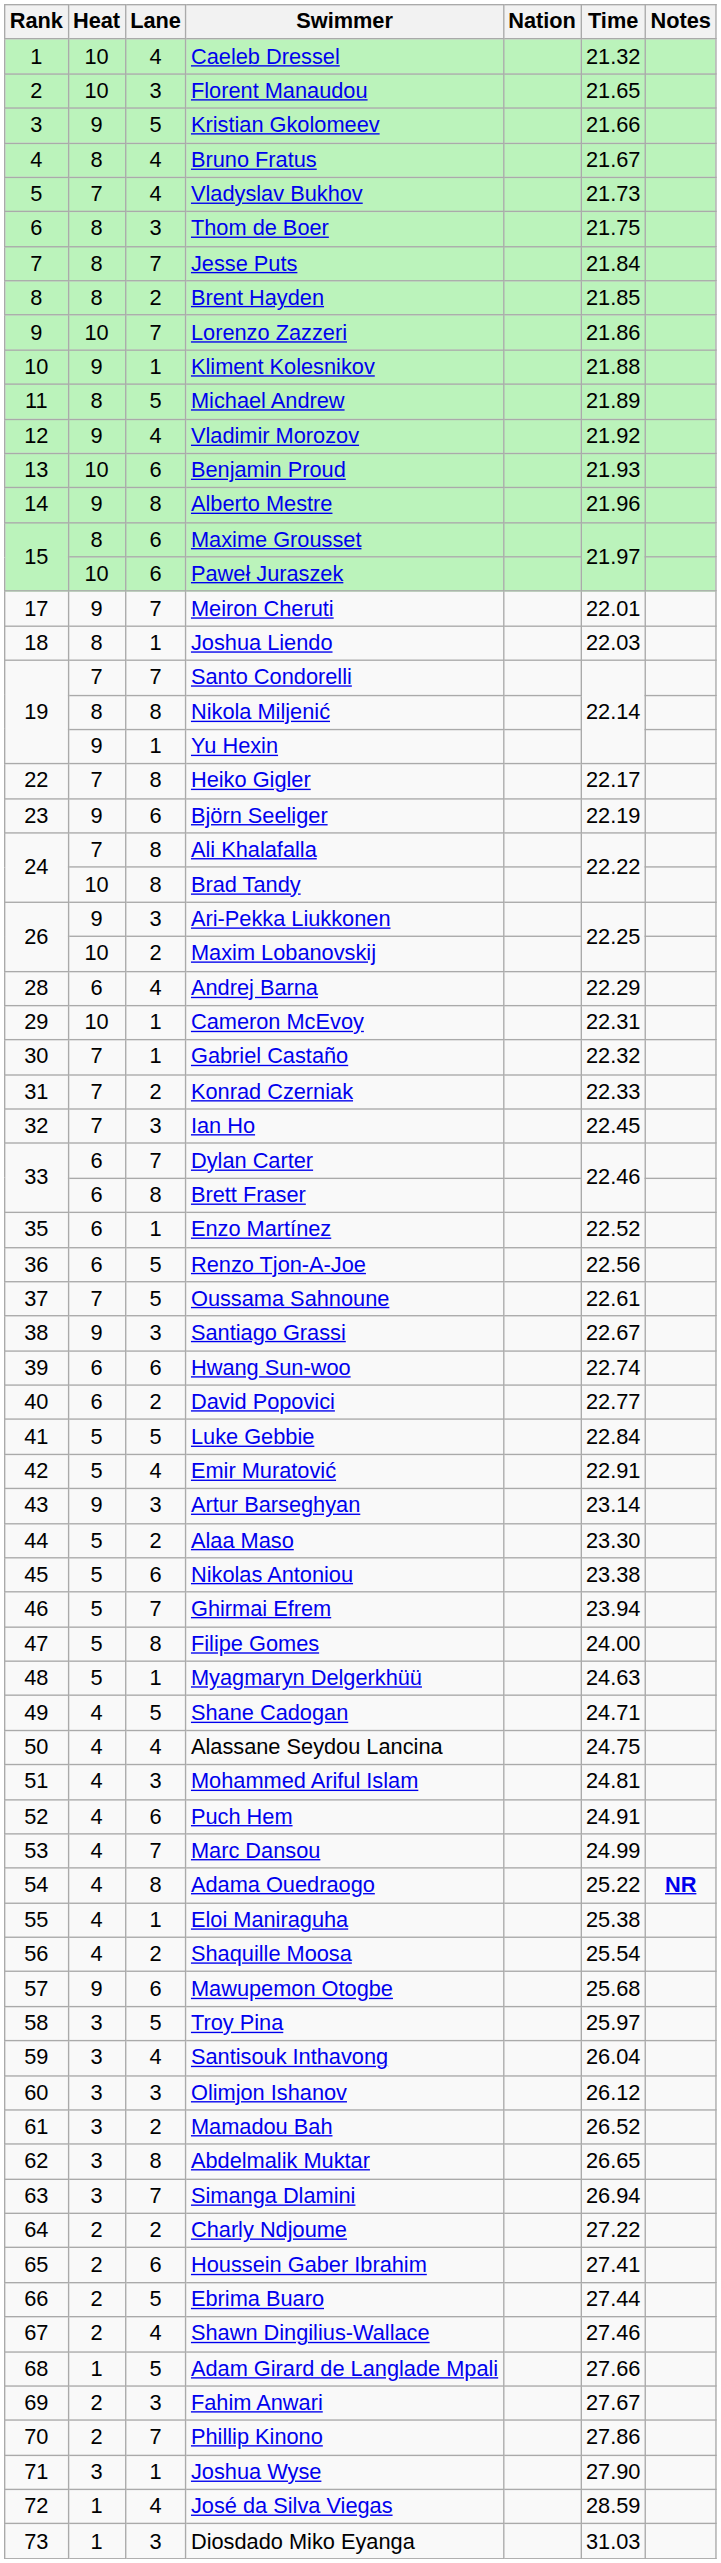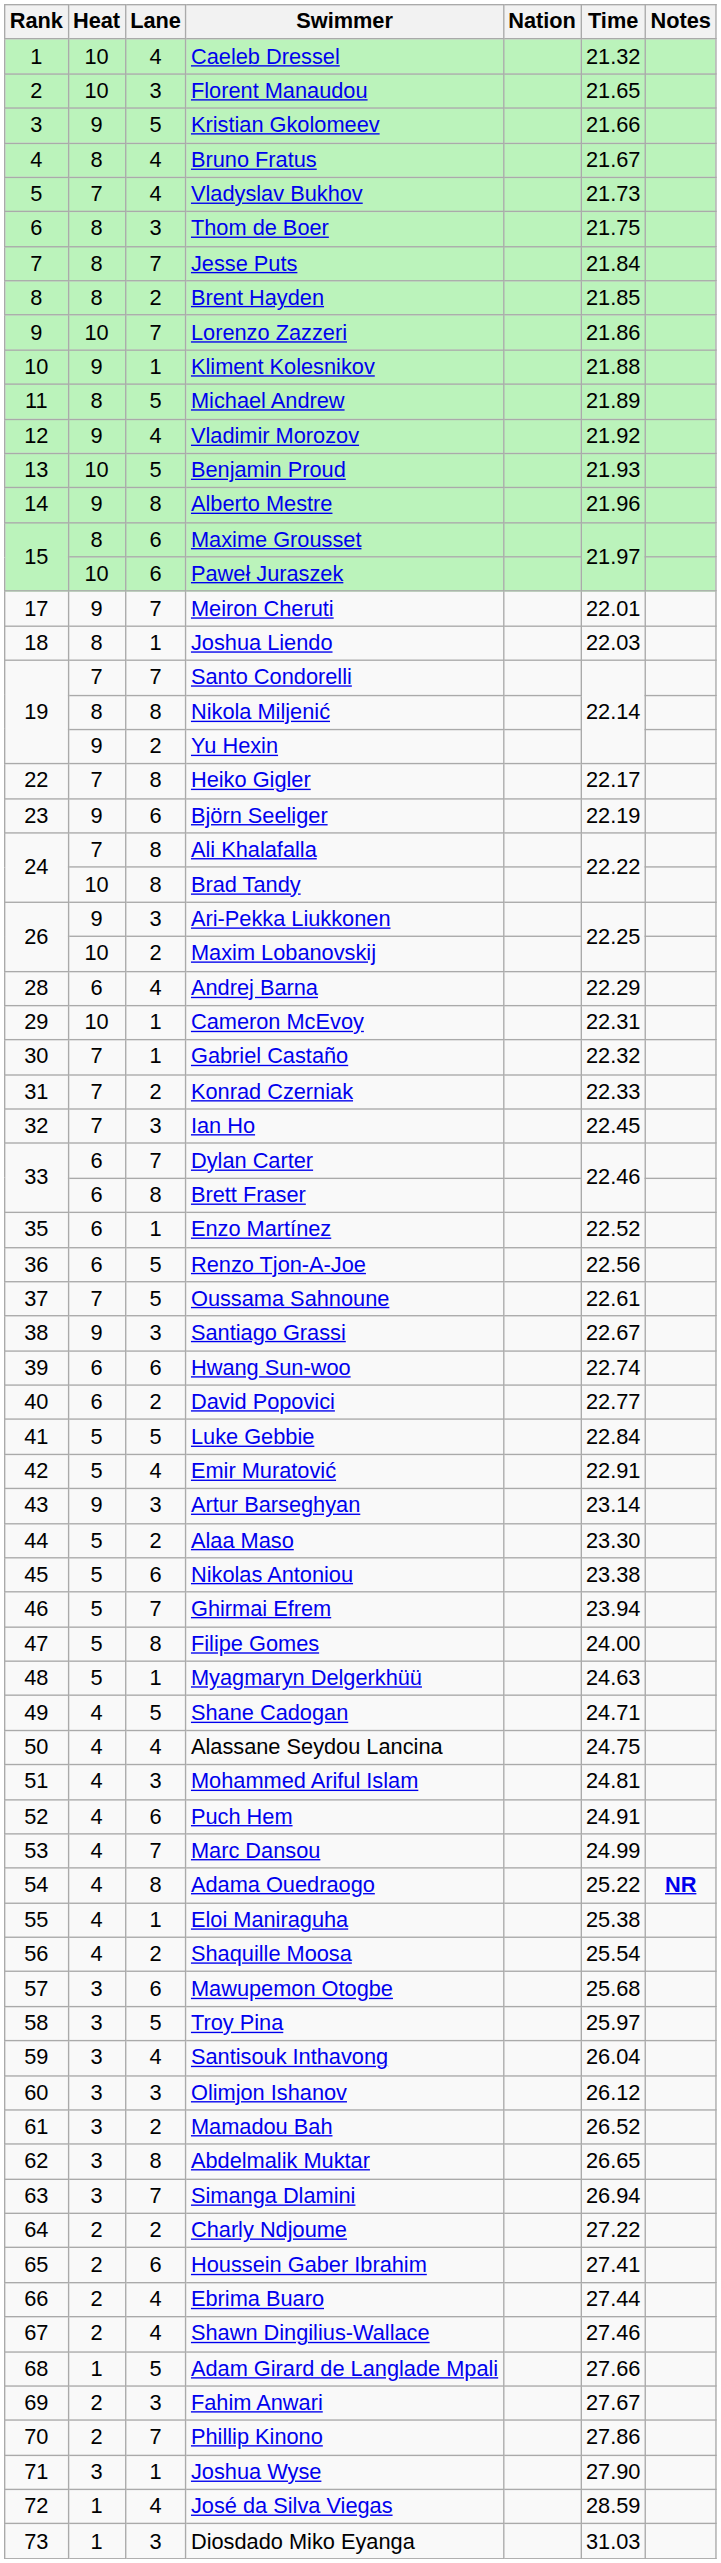(156, 470) 6 -> (156, 470) 5
(156, 746) 1 -> (156, 746) 2
(97, 1988) 9 -> (97, 1988) 3
(156, 2299) 5 -> (156, 2299) 4
